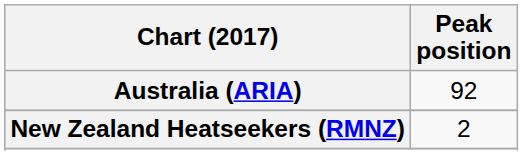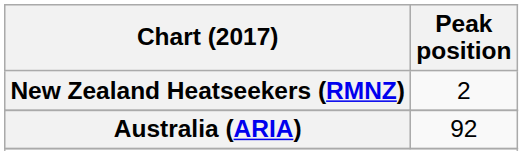rows swapped: (208, 90) <-> (208, 129)
